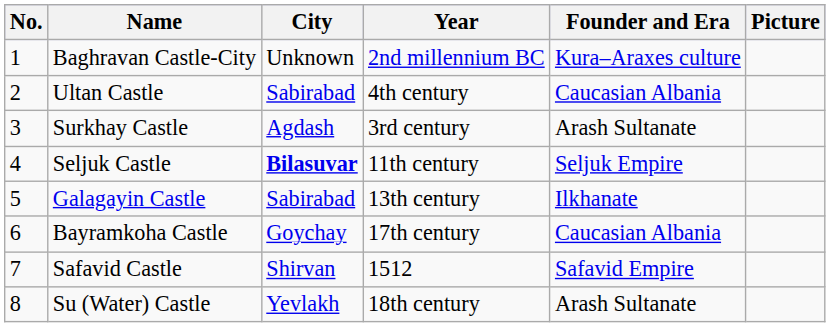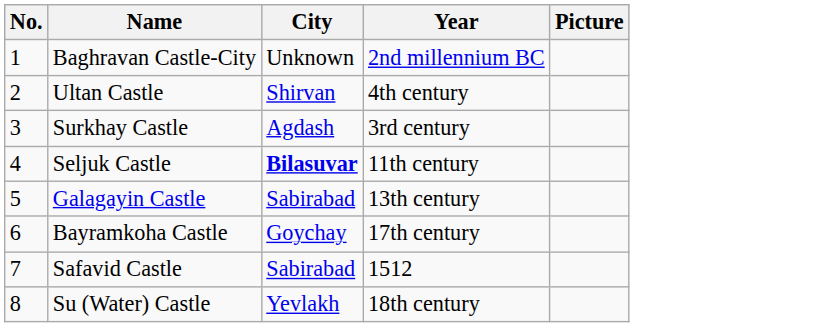- column: (648, 22)
(311, 92) Sabirabad -> (301, 92) Shirvan
(301, 269) Shirvan -> (311, 269) Sabirabad
